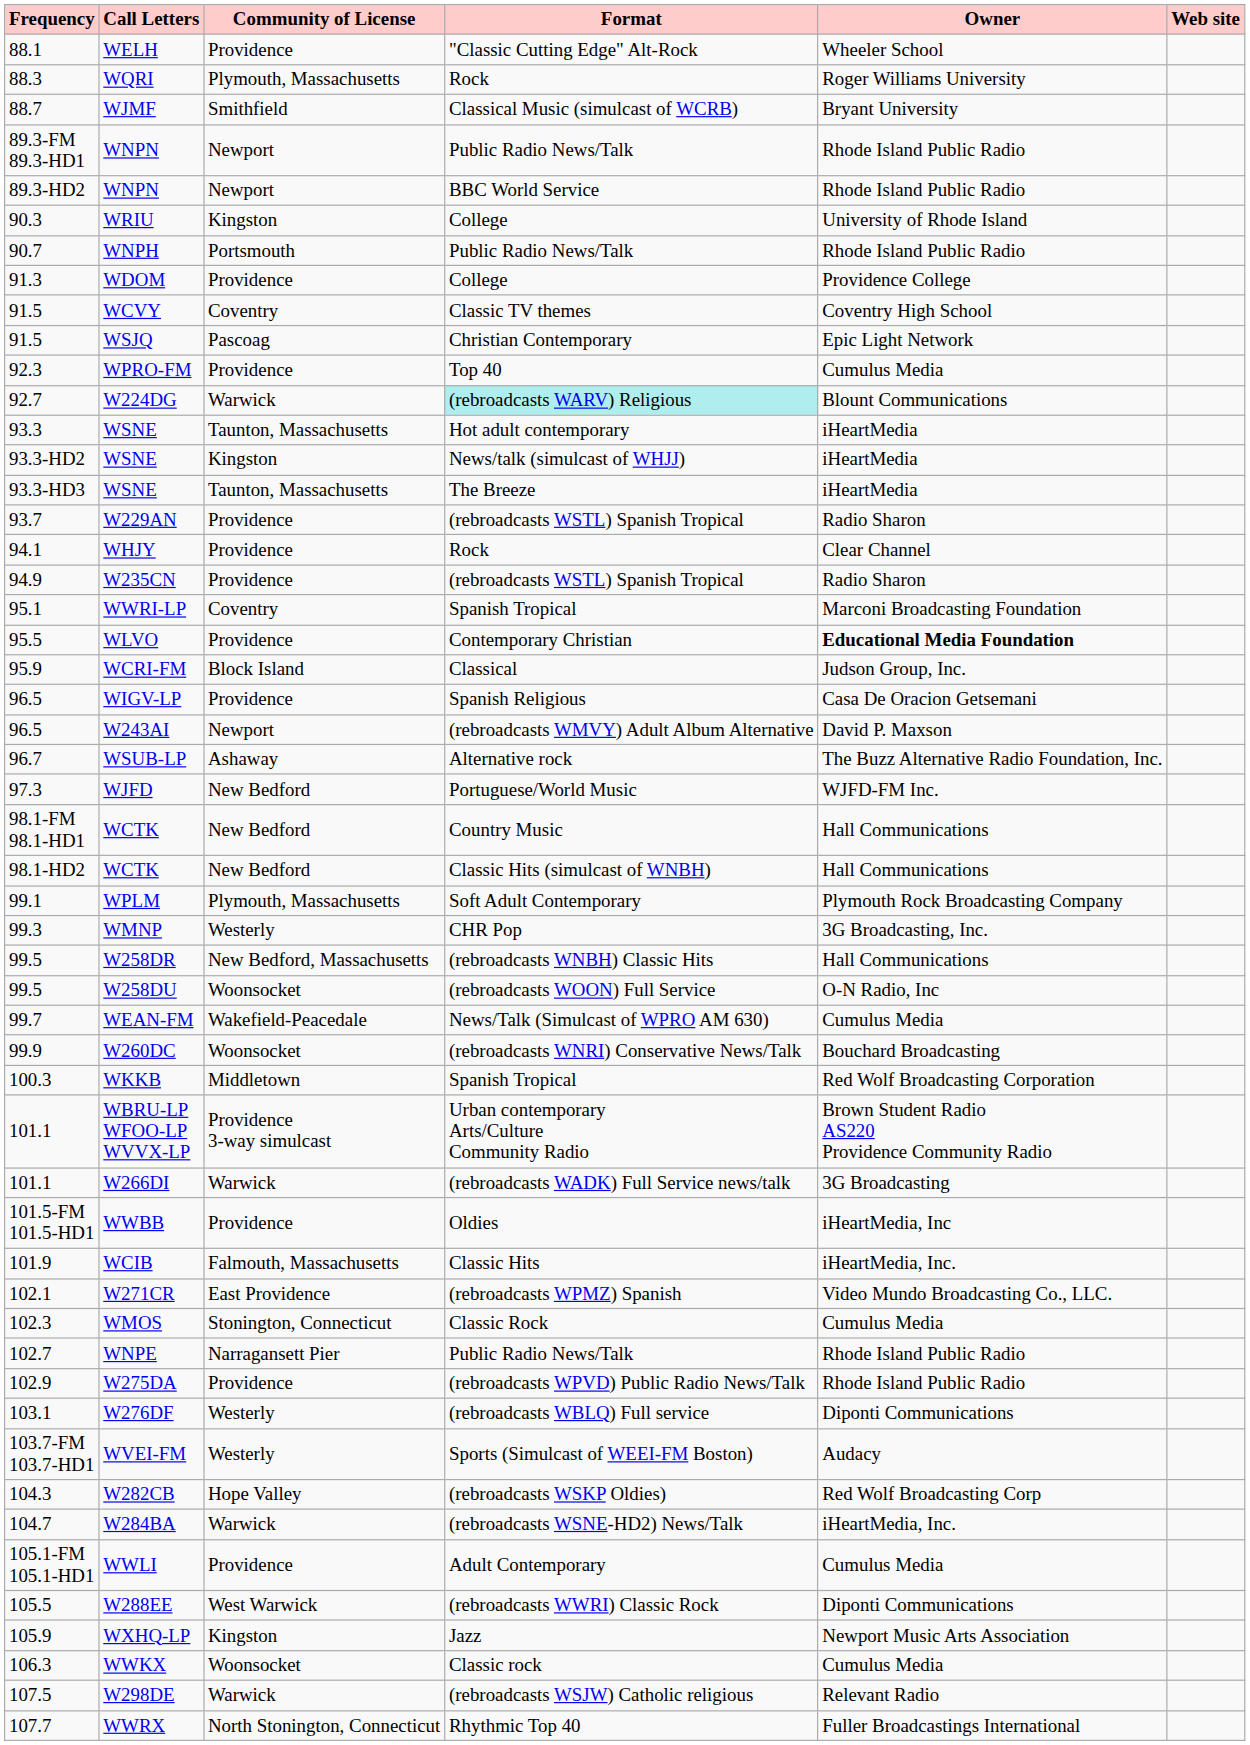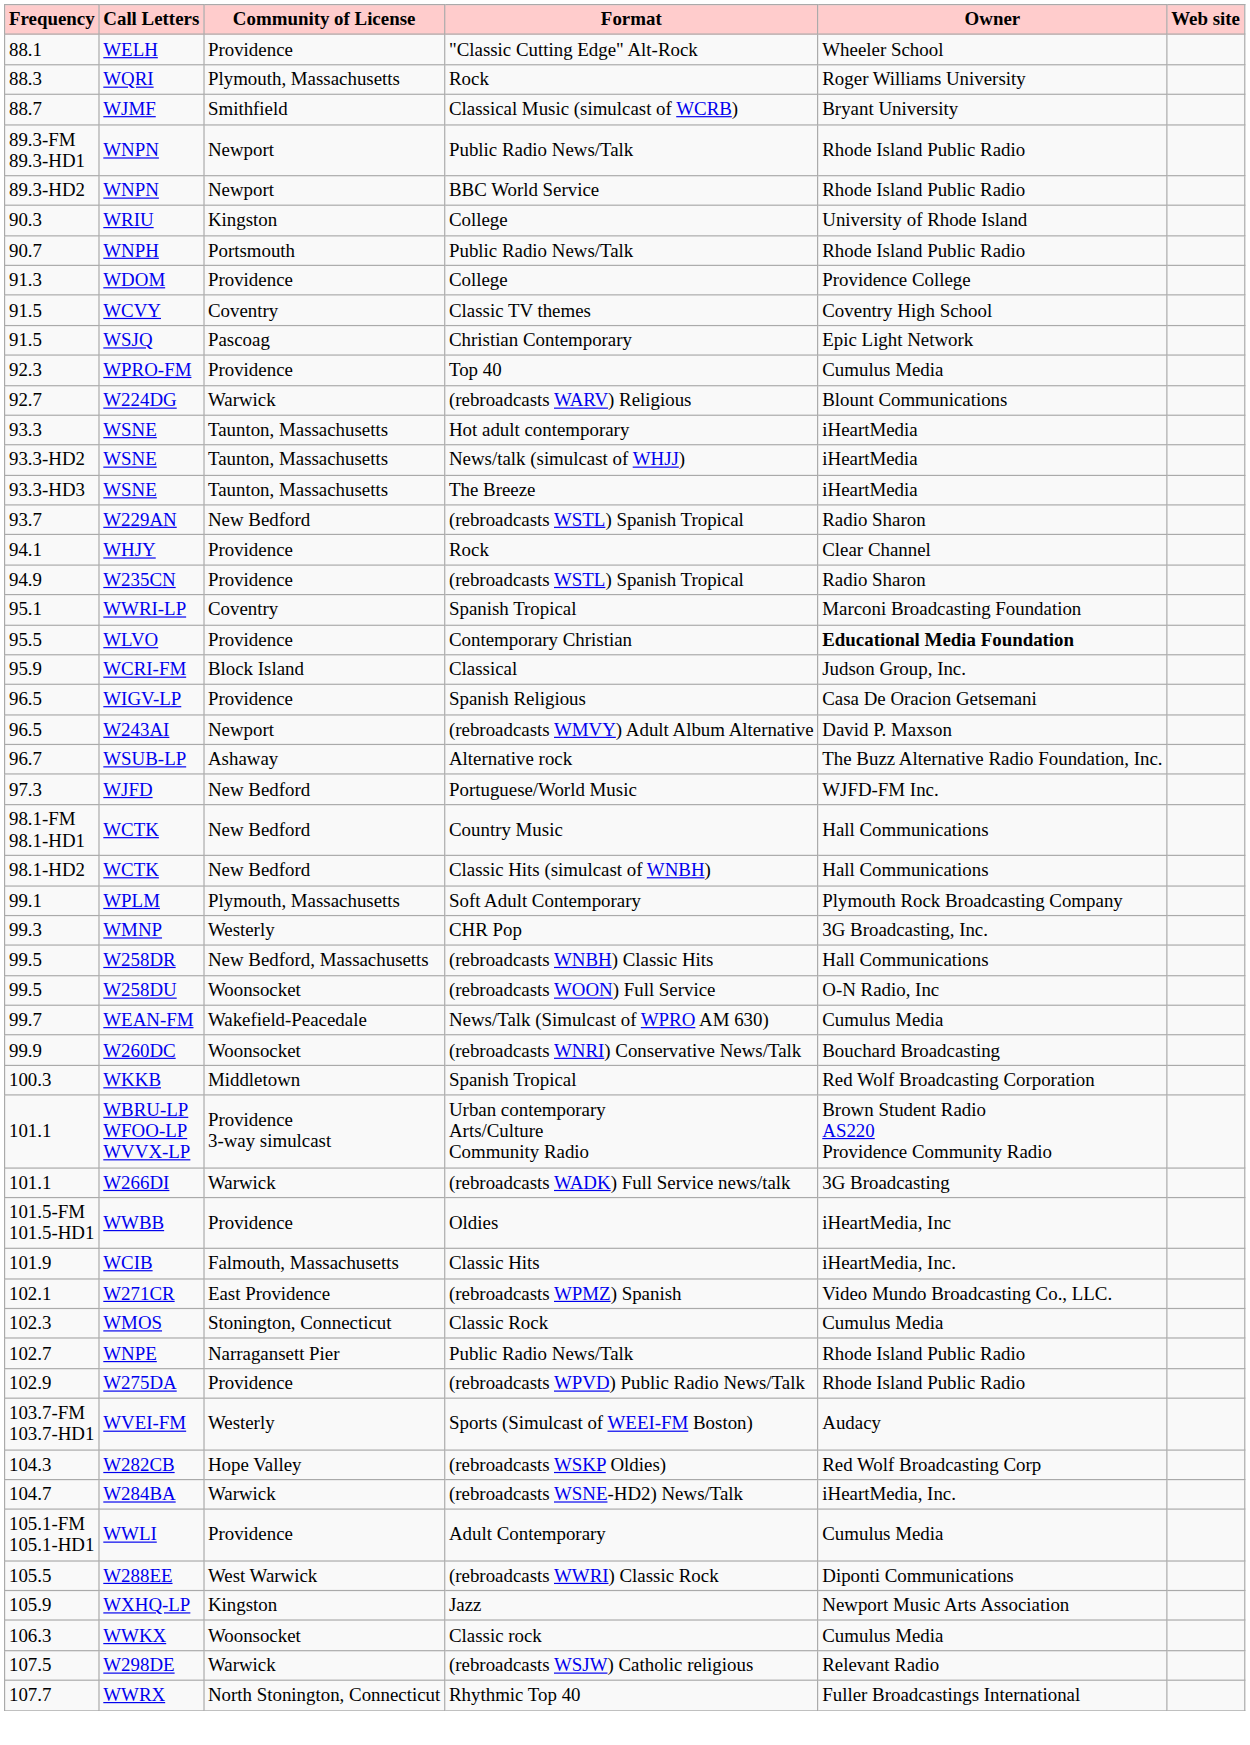(570, 400) paleturquoise background -> (570, 400) no background
(243, 459) Kingston -> (298, 459) Taunton, Massachusetts
(250, 519) Providence -> (259, 519) New Bedford
- row: (30, 1413)
